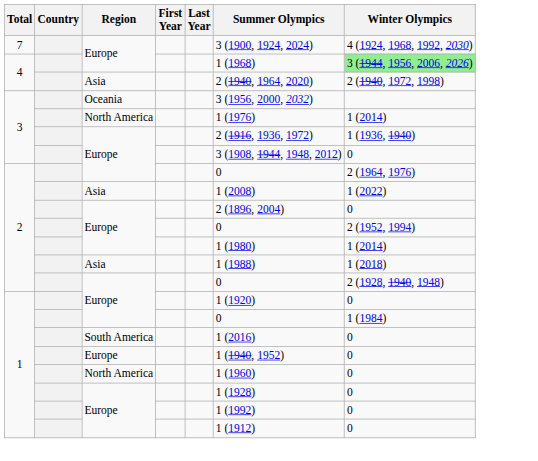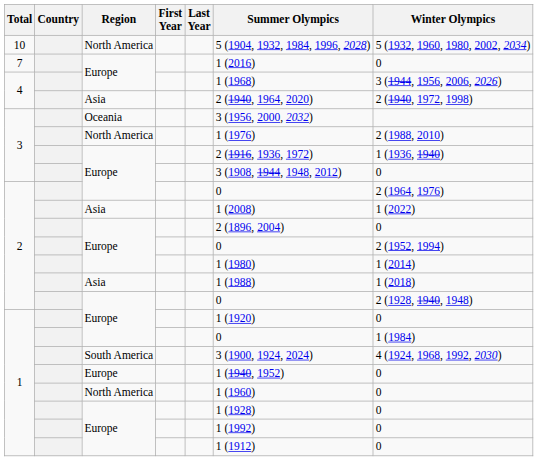+ row: (20, 44)
(264, 44) 3 (1900, 1924, 2024) -> (236, 63) 1 (2016)
(410, 44) 4 (1924, 1968, 1992, 2030) -> (379, 63) 0
(410, 63) lightgreen background -> (439, 81) no background
(367, 117) 1 (2014) -> (410, 136) 2 (1988, 2010)
(236, 337) 1 (2016) -> (264, 355) 3 (1900, 1924, 2024)
(350, 337) 0 -> (439, 355) 4 (1924, 1968, 1992, 2030)
